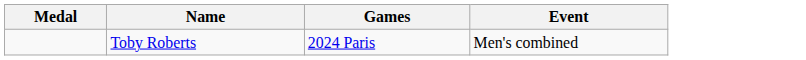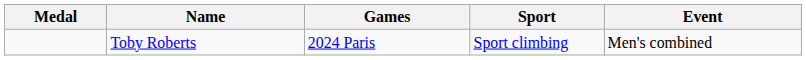+ column: (537, 17)
